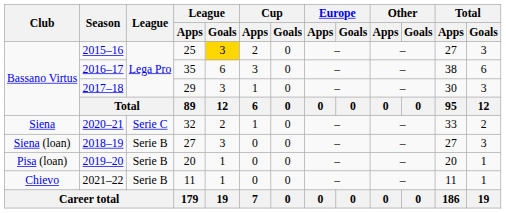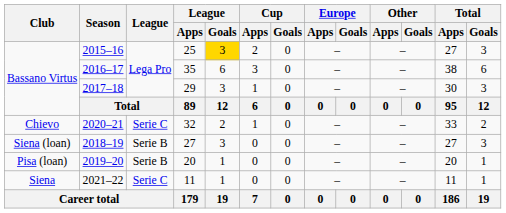(42, 124) Siena -> (42, 124) Chievo
(42, 180) Chievo -> (42, 180) Siena
(150, 180) Serie B -> (150, 180) Serie C
